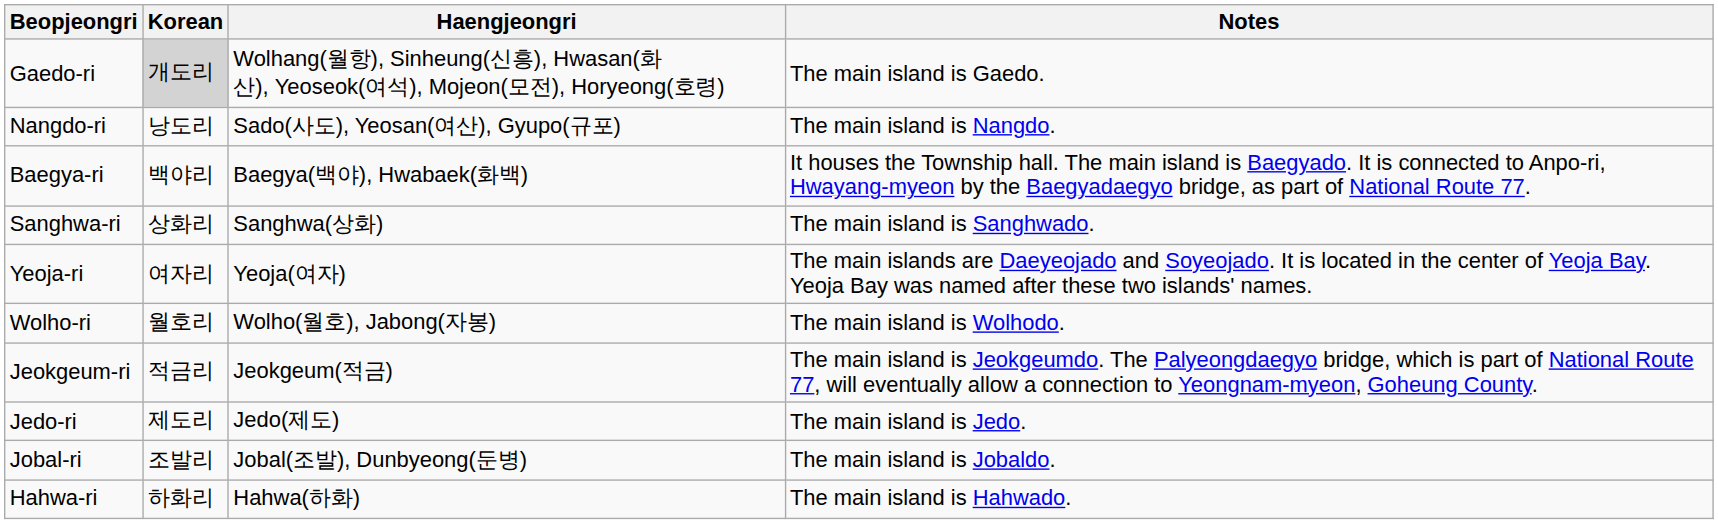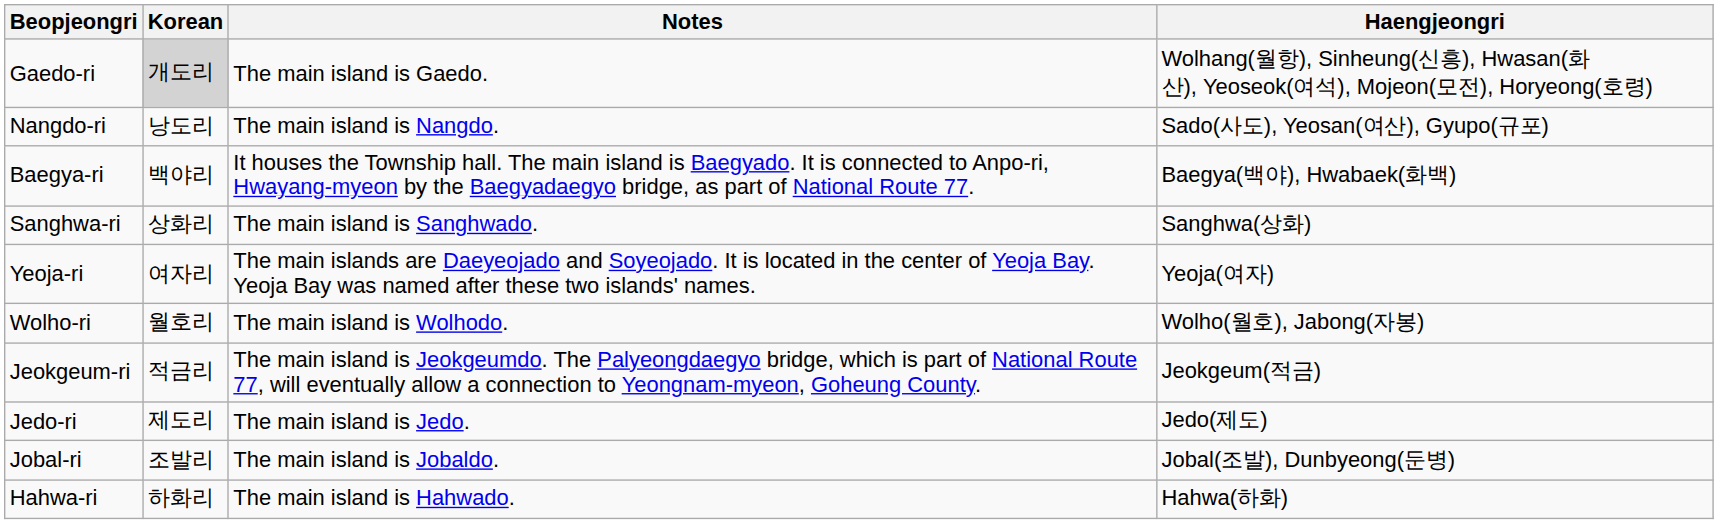columns swapped: (507, 21) <-> (1249, 21)
